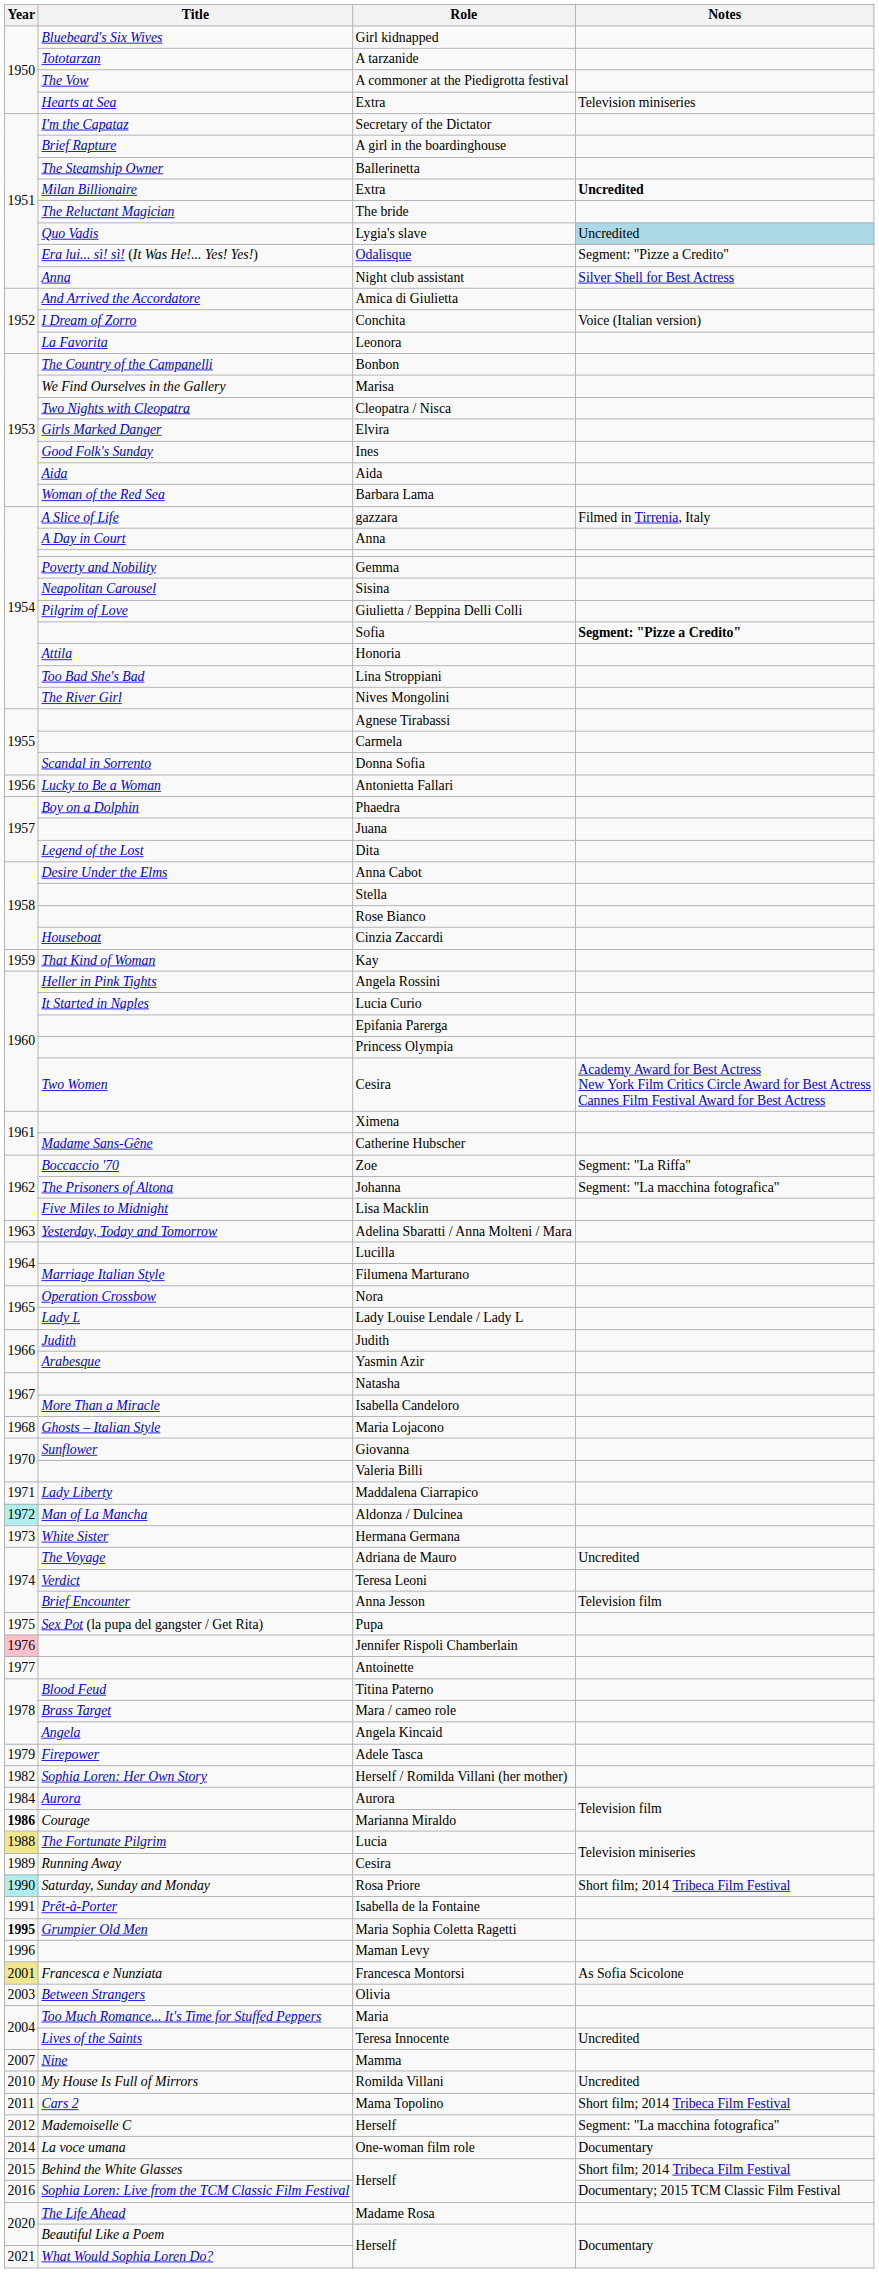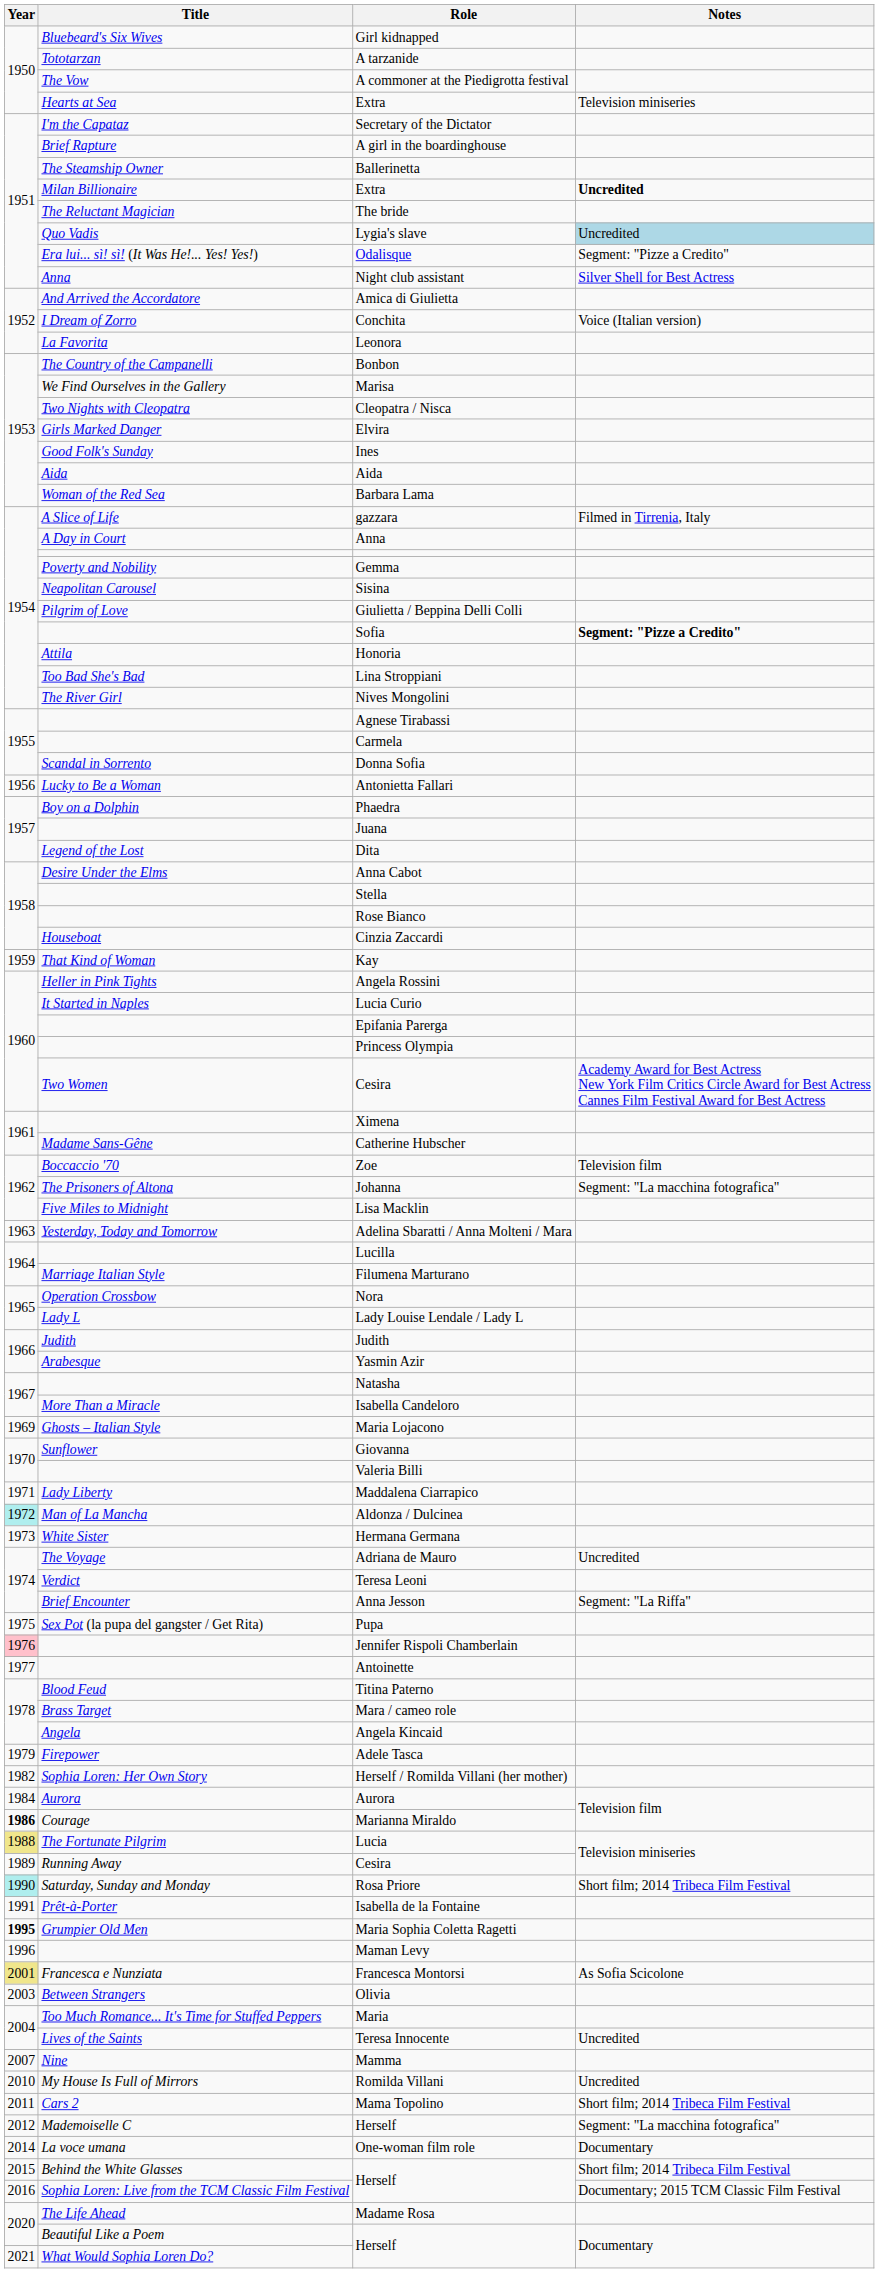(635, 1165) Segment: "La Riffa" -> (620, 1165) Television film
(21, 1427) 1968 -> (21, 1427) 1969
(620, 1602) Television film -> (635, 1602) Segment: "La Riffa"
